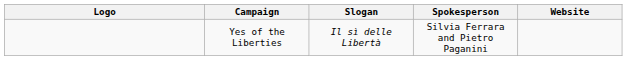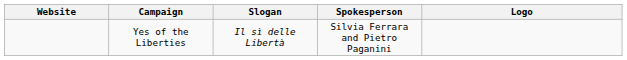columns swapped: (105, 12) <-> (570, 12)
